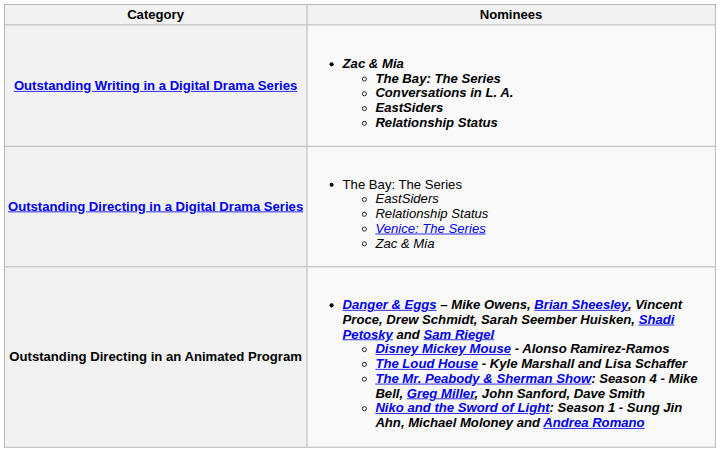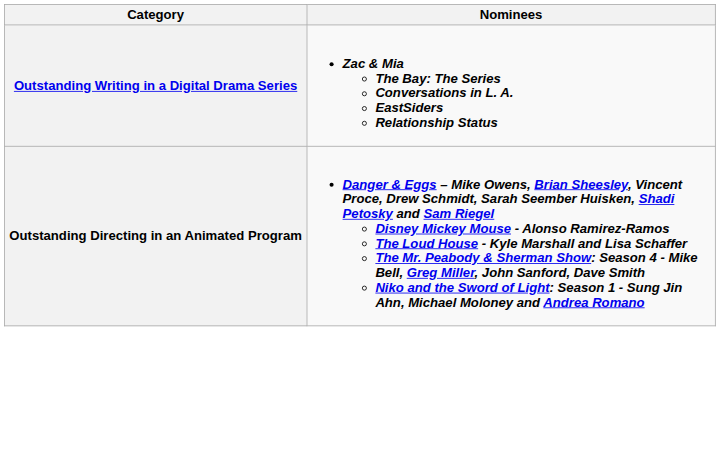- row: (156, 206)
